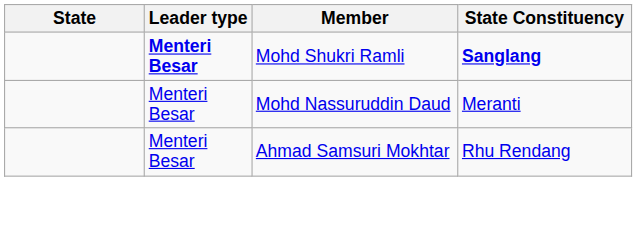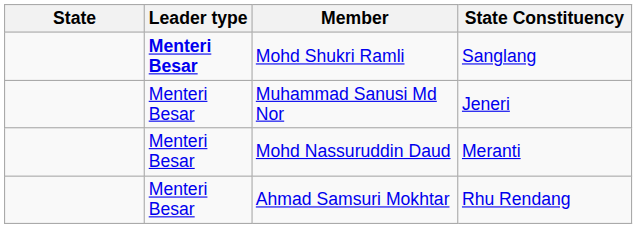(502, 56) bold -> (499, 56) normal
+ row: (346, 103)
